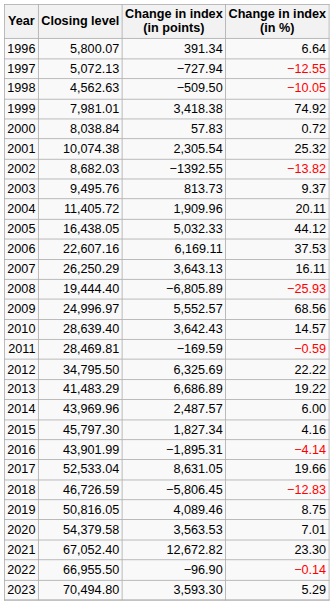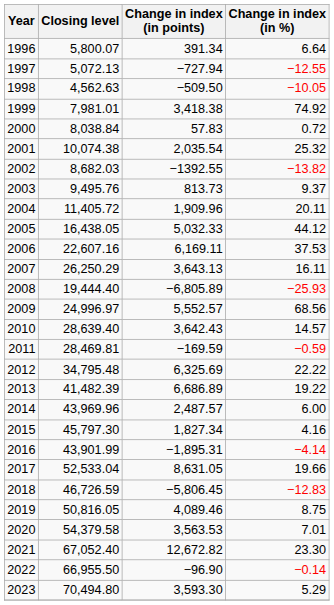(198, 149) 2,305.54 -> (198, 149) 2,035.54
(91, 369) 34,795.50 -> (91, 369) 34,795.48
(91, 389) 41,483.29 -> (91, 389) 41,482.39
